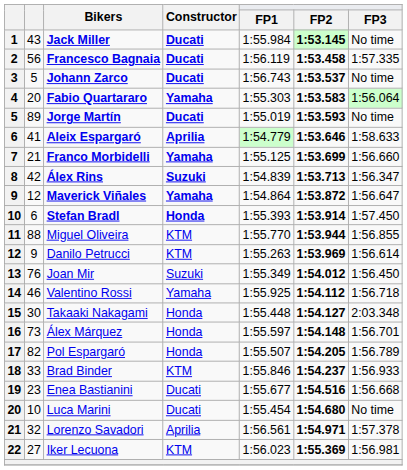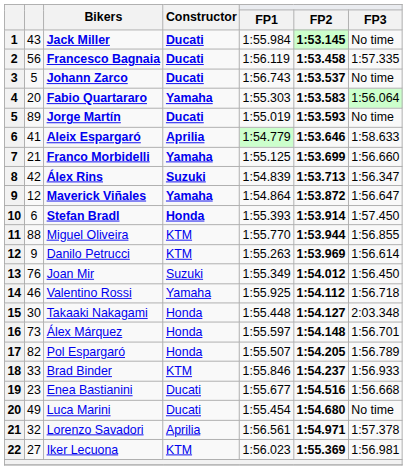(34, 410) 10 -> (34, 410) 49
